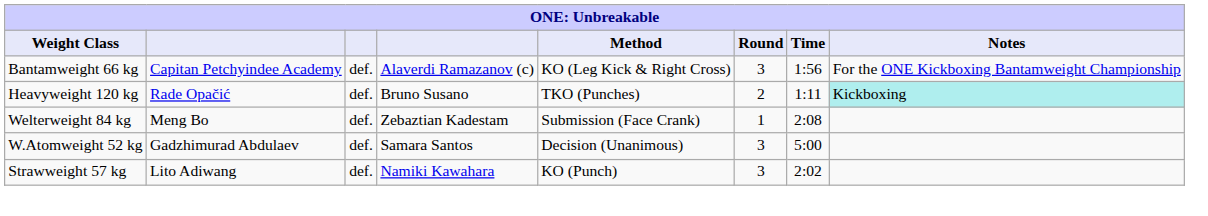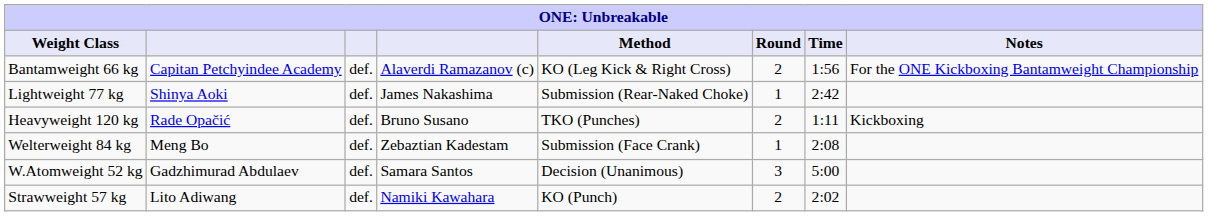(761, 68) 3 -> (778, 68) 2
+ row: (66, 94)
(870, 94) paleturquoise background -> (887, 120) no background
(761, 171) 3 -> (778, 197) 2
